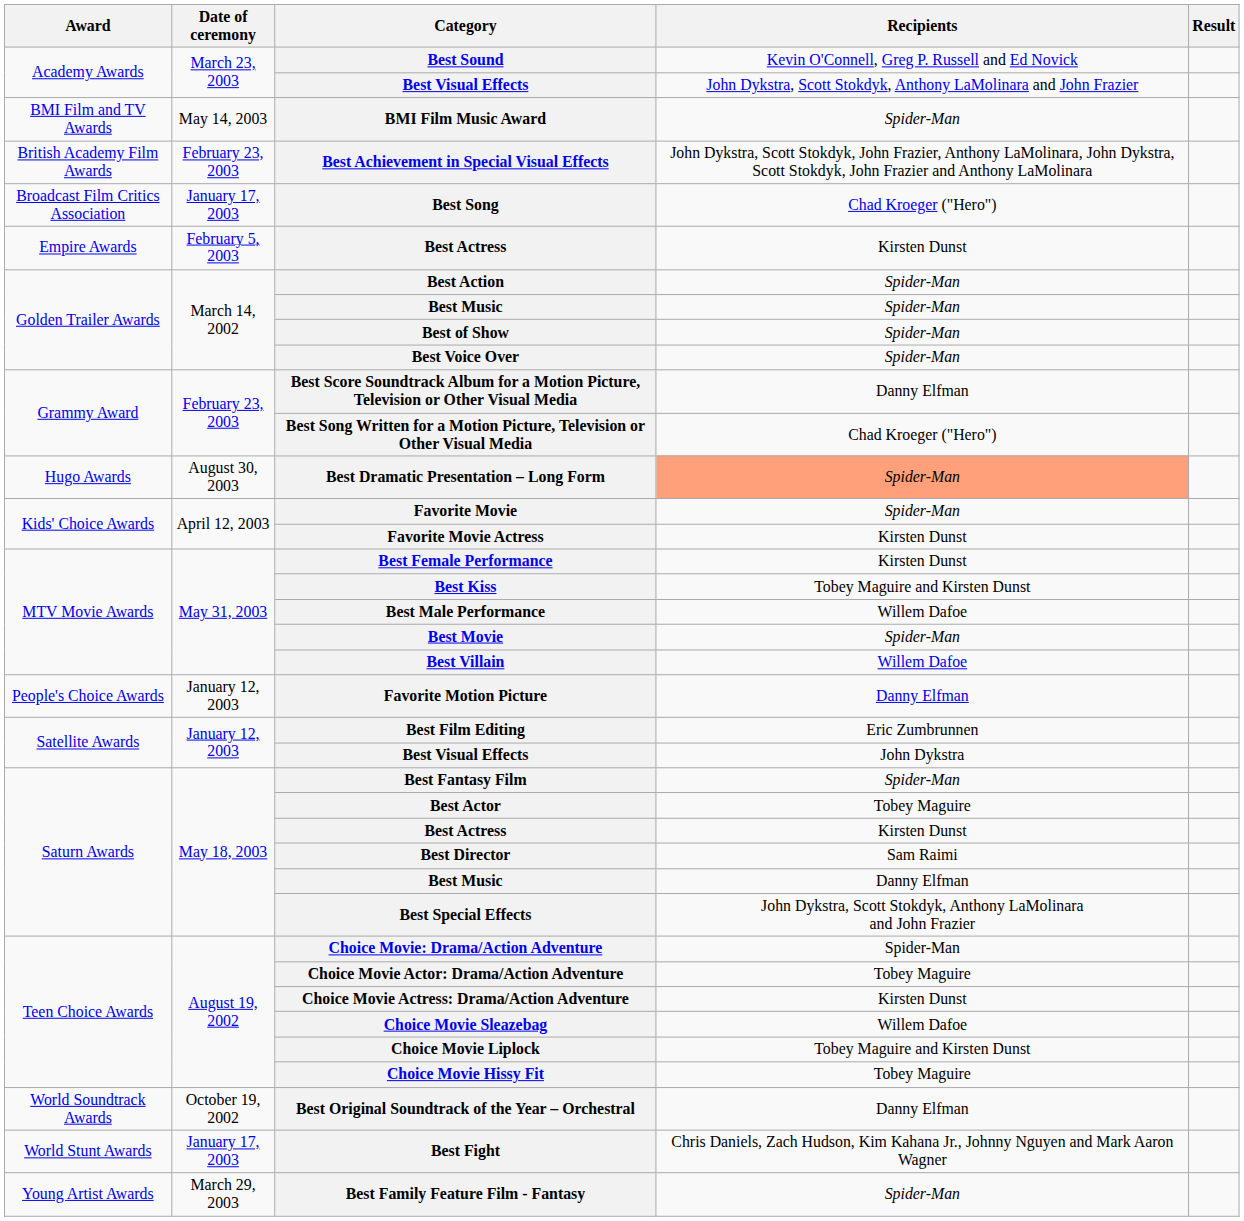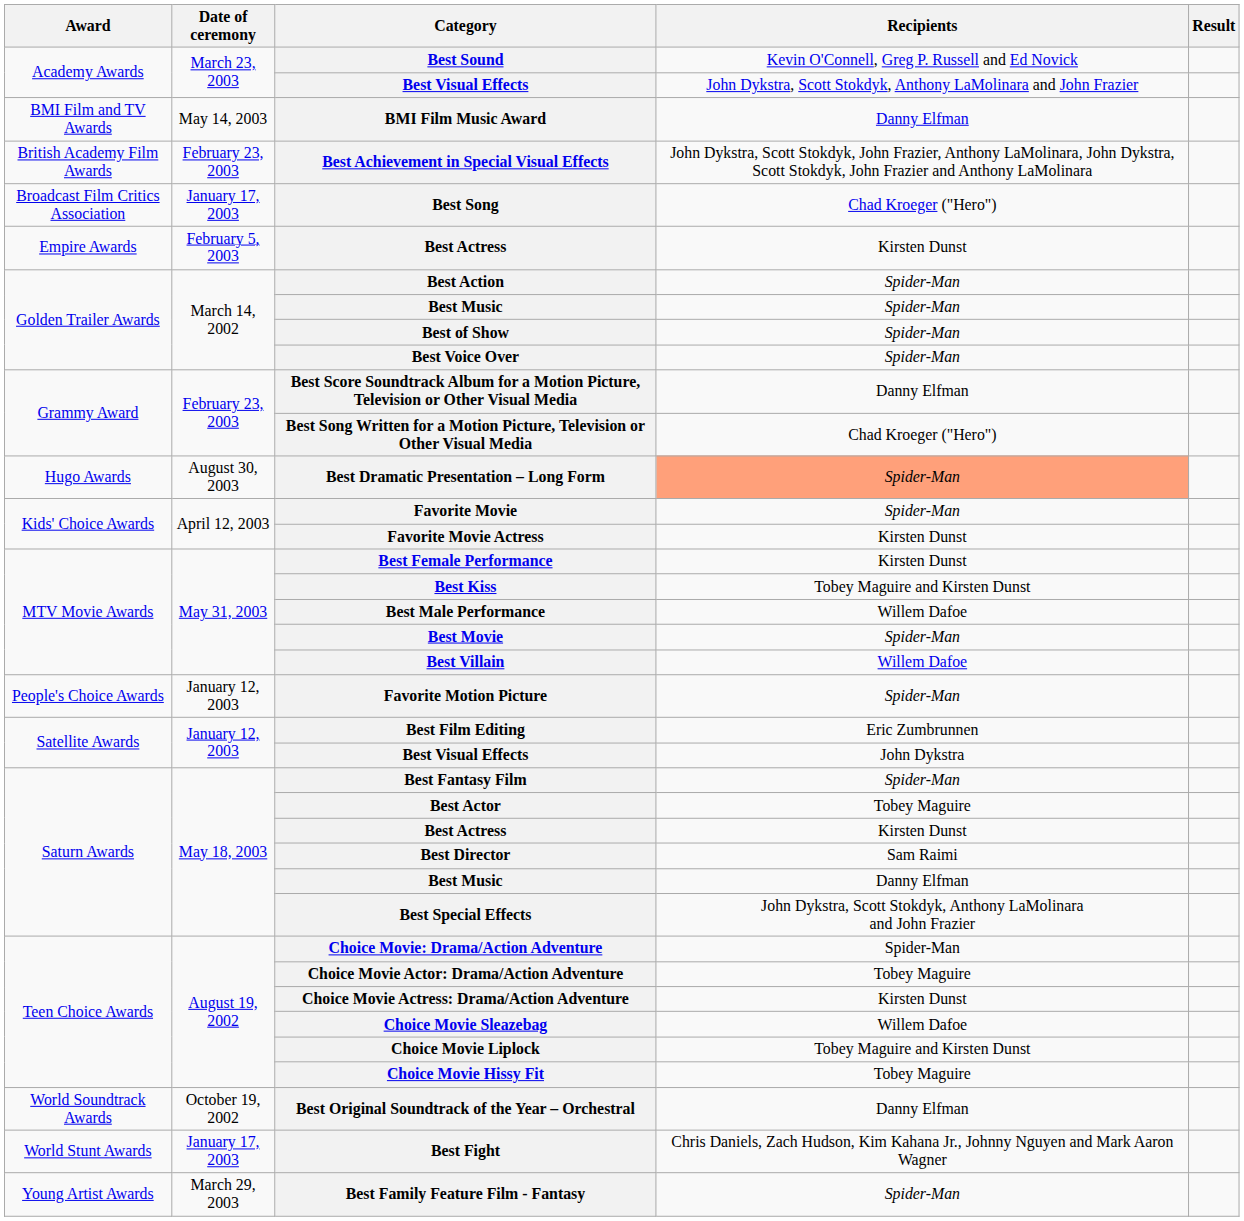(922, 119) Spider-Man -> (922, 119) Danny Elfman
(922, 696) Danny Elfman -> (922, 696) Spider-Man
